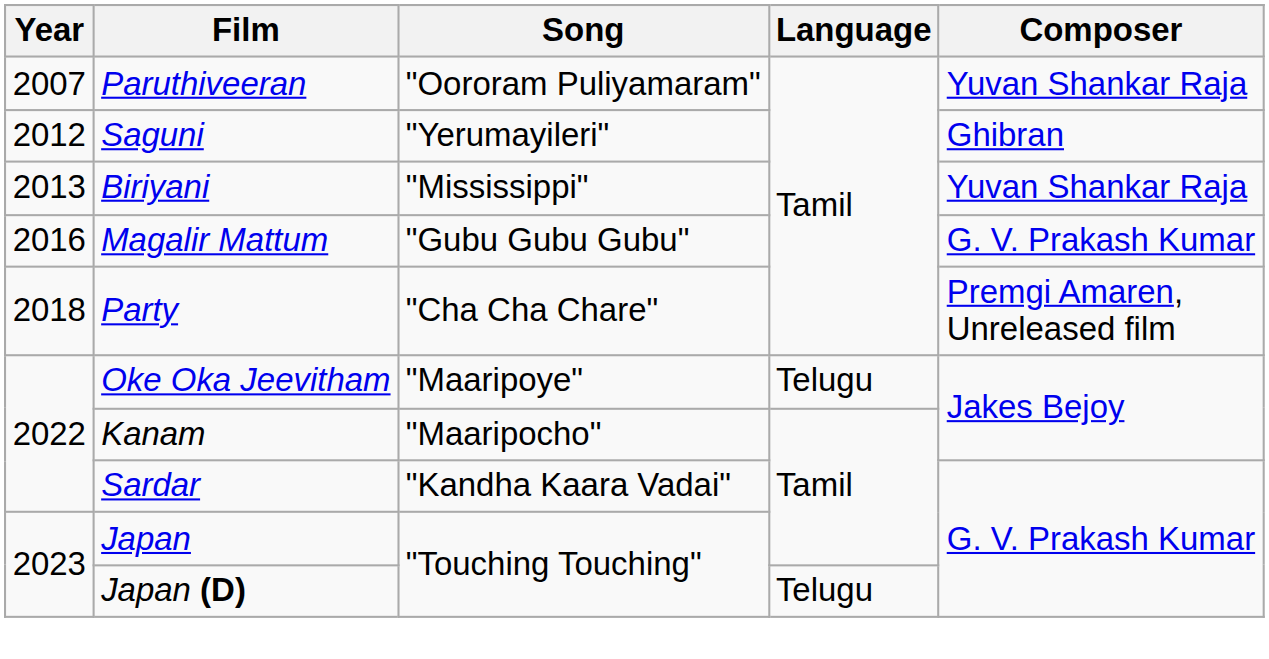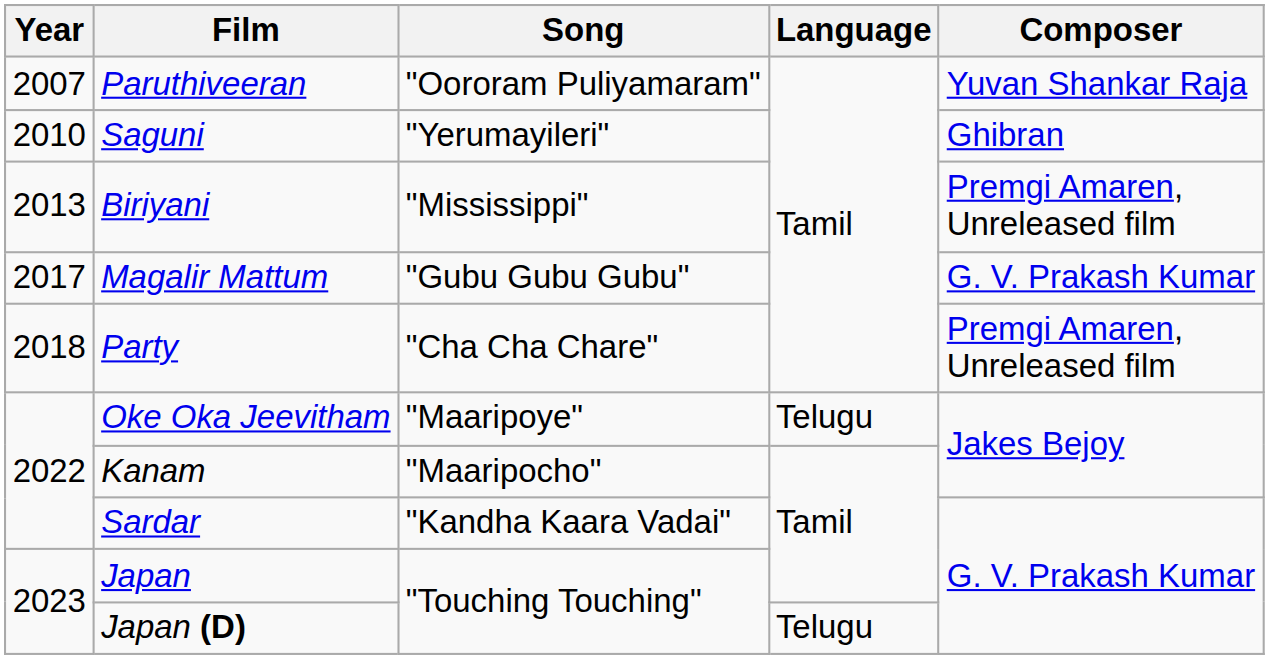(49, 135) 2012 -> (49, 135) 2010
(1097, 187) Yuvan Shankar Raja -> (1065, 205) Premgi Amaren, Unreleased film
(49, 239) 2016 -> (49, 276) 2017
